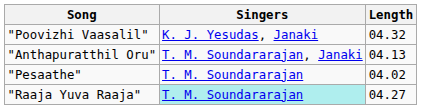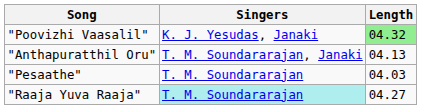(387, 35) no background -> (387, 35) lightgreen background
(387, 75) 04.02 -> (387, 75) 04.03
